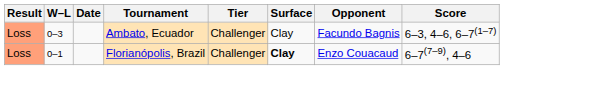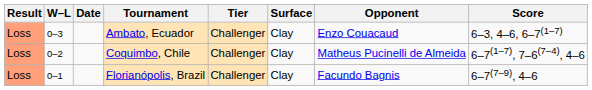(359, 33) Facundo Bagnis -> (358, 33) Enzo Couacaud
+ row: (148, 54)
(283, 54) bold -> (282, 75) normal
(358, 54) Enzo Couacaud -> (359, 75) Facundo Bagnis
